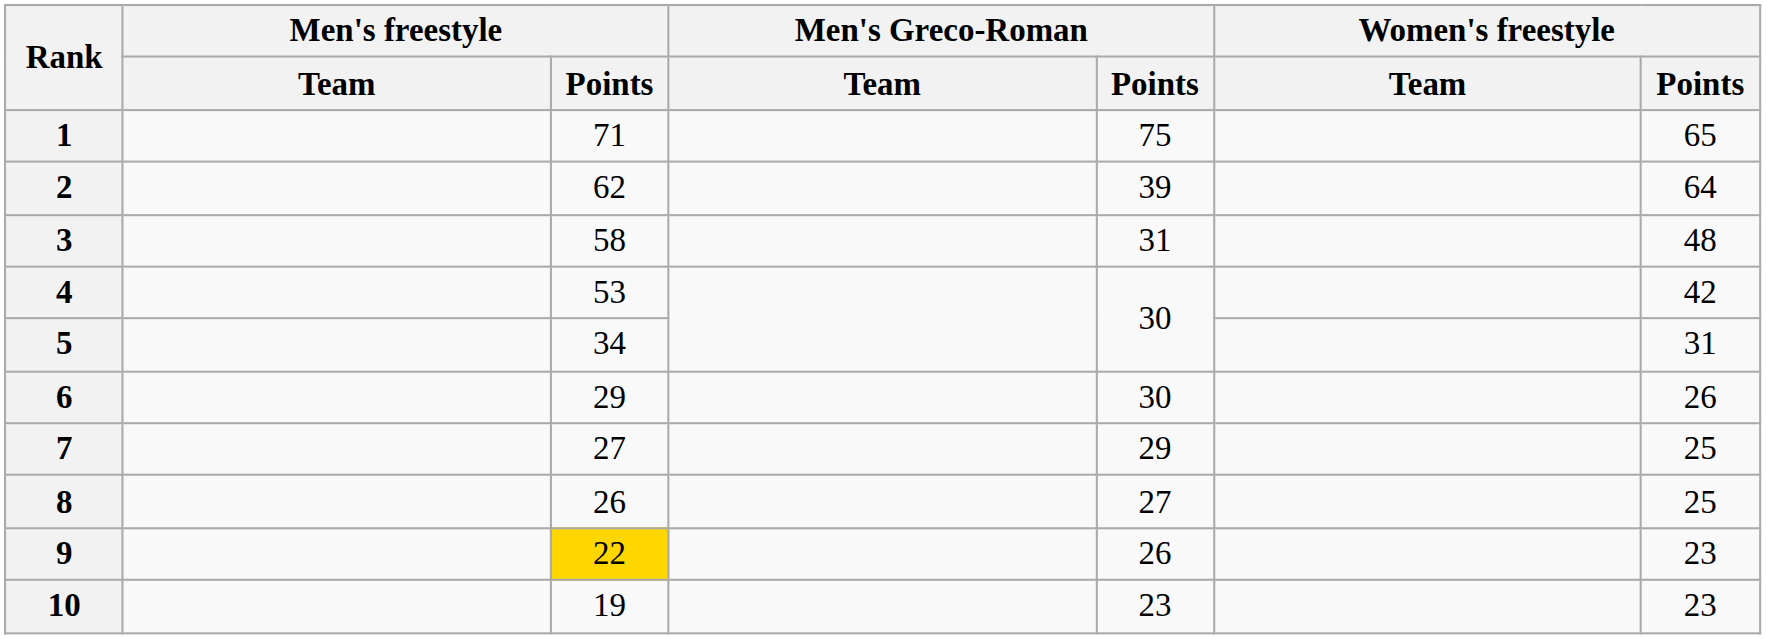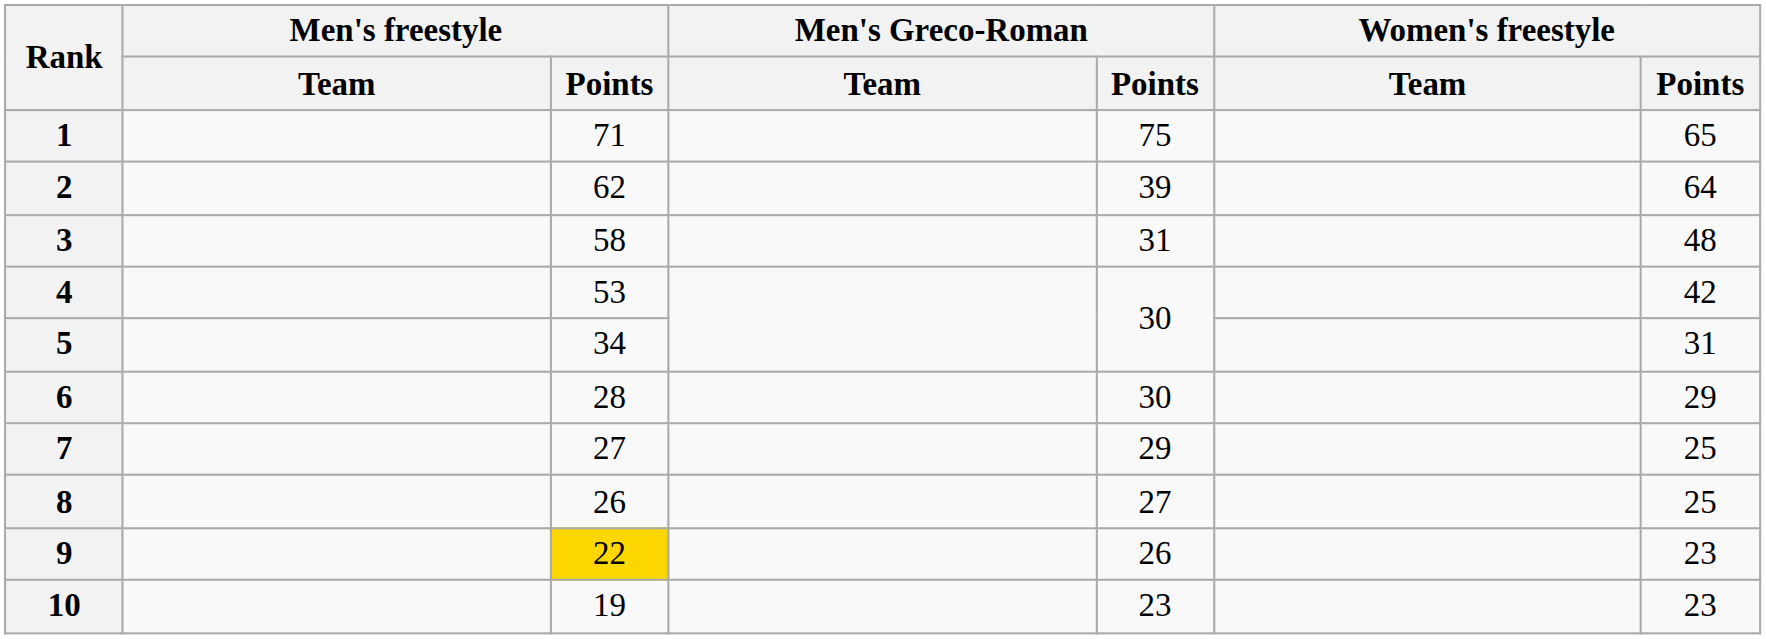(610, 396) 29 -> (610, 396) 28
(1700, 396) 26 -> (1700, 396) 29
